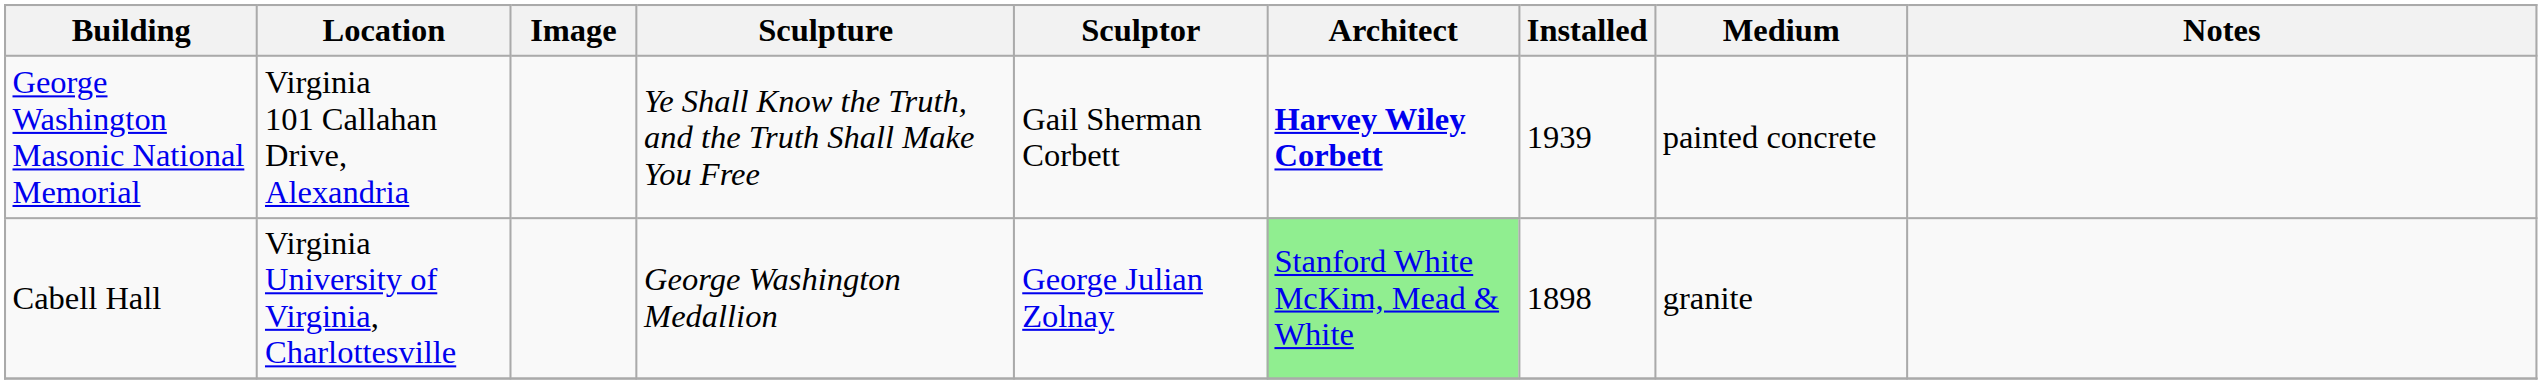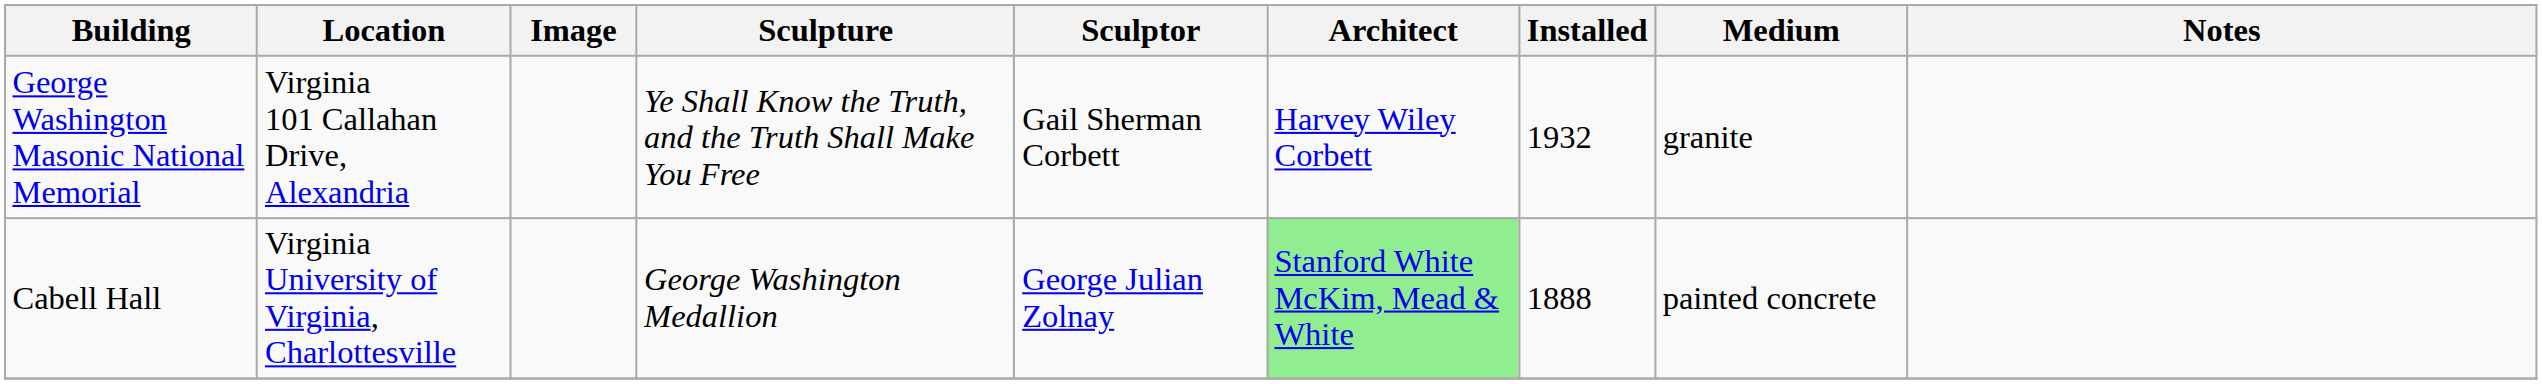(1370, 136) bold -> (1365, 136) normal
(1559, 136) 1939 -> (1559, 136) 1932
(1770, 136) painted concrete -> (1708, 136) granite
(1559, 297) 1898 -> (1559, 297) 1888
(1708, 297) granite -> (1770, 297) painted concrete
